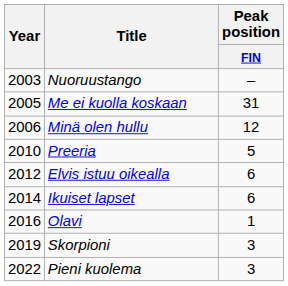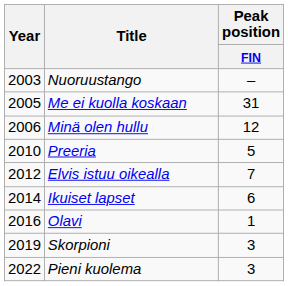(251, 174) 6 -> (251, 174) 7
